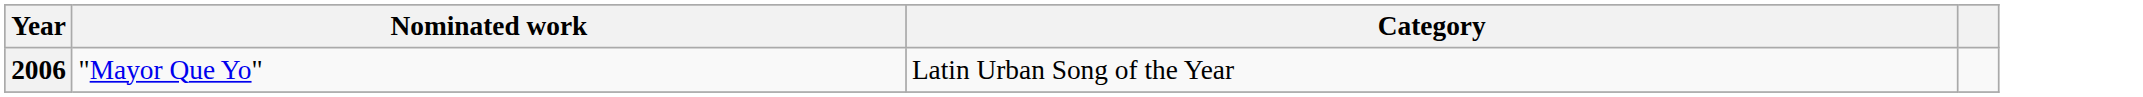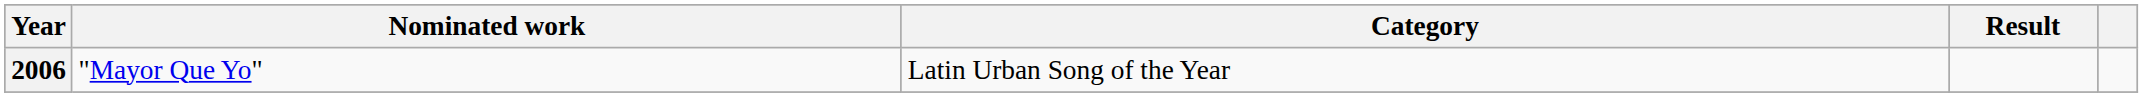+ column: (2023, 26)
